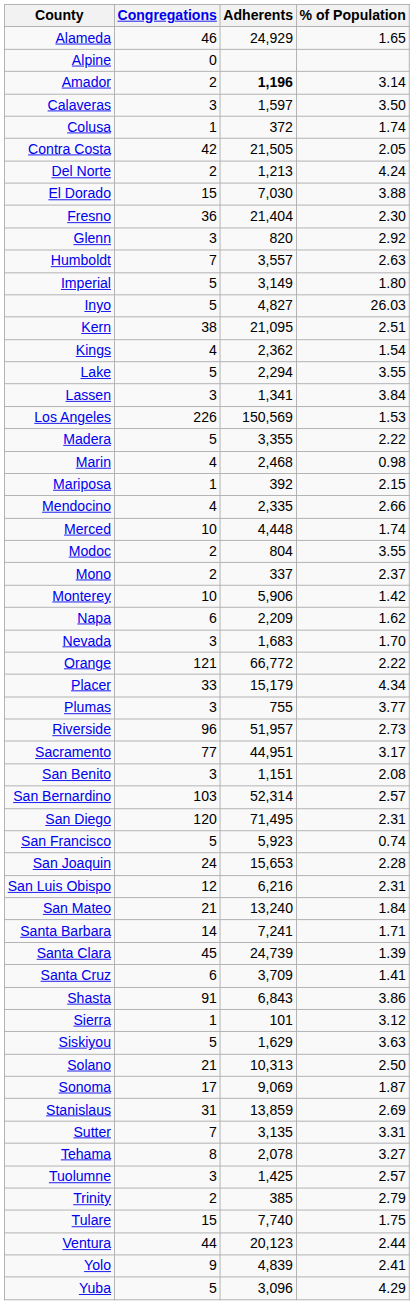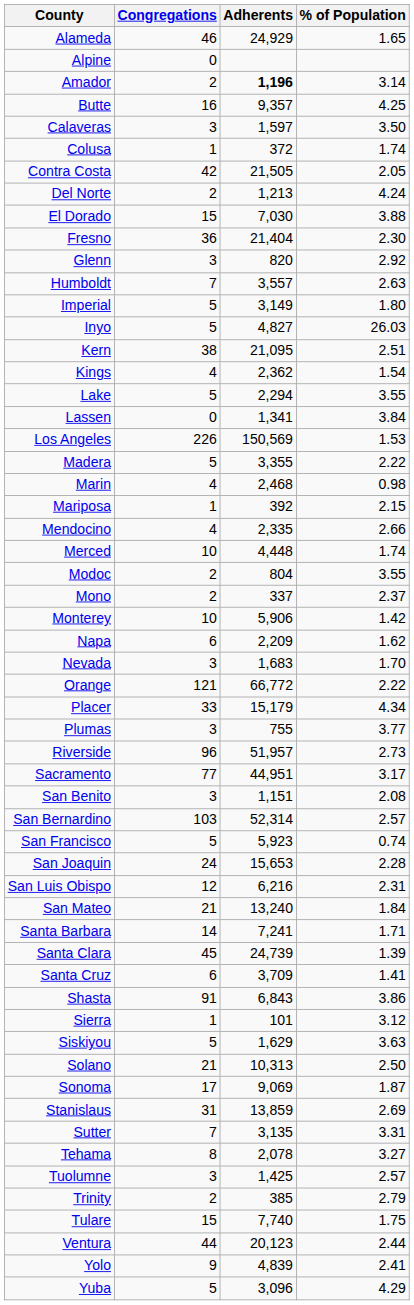+ row: (95, 104)
(213, 395) 3 -> (213, 417) 0
- row: (78, 819)
